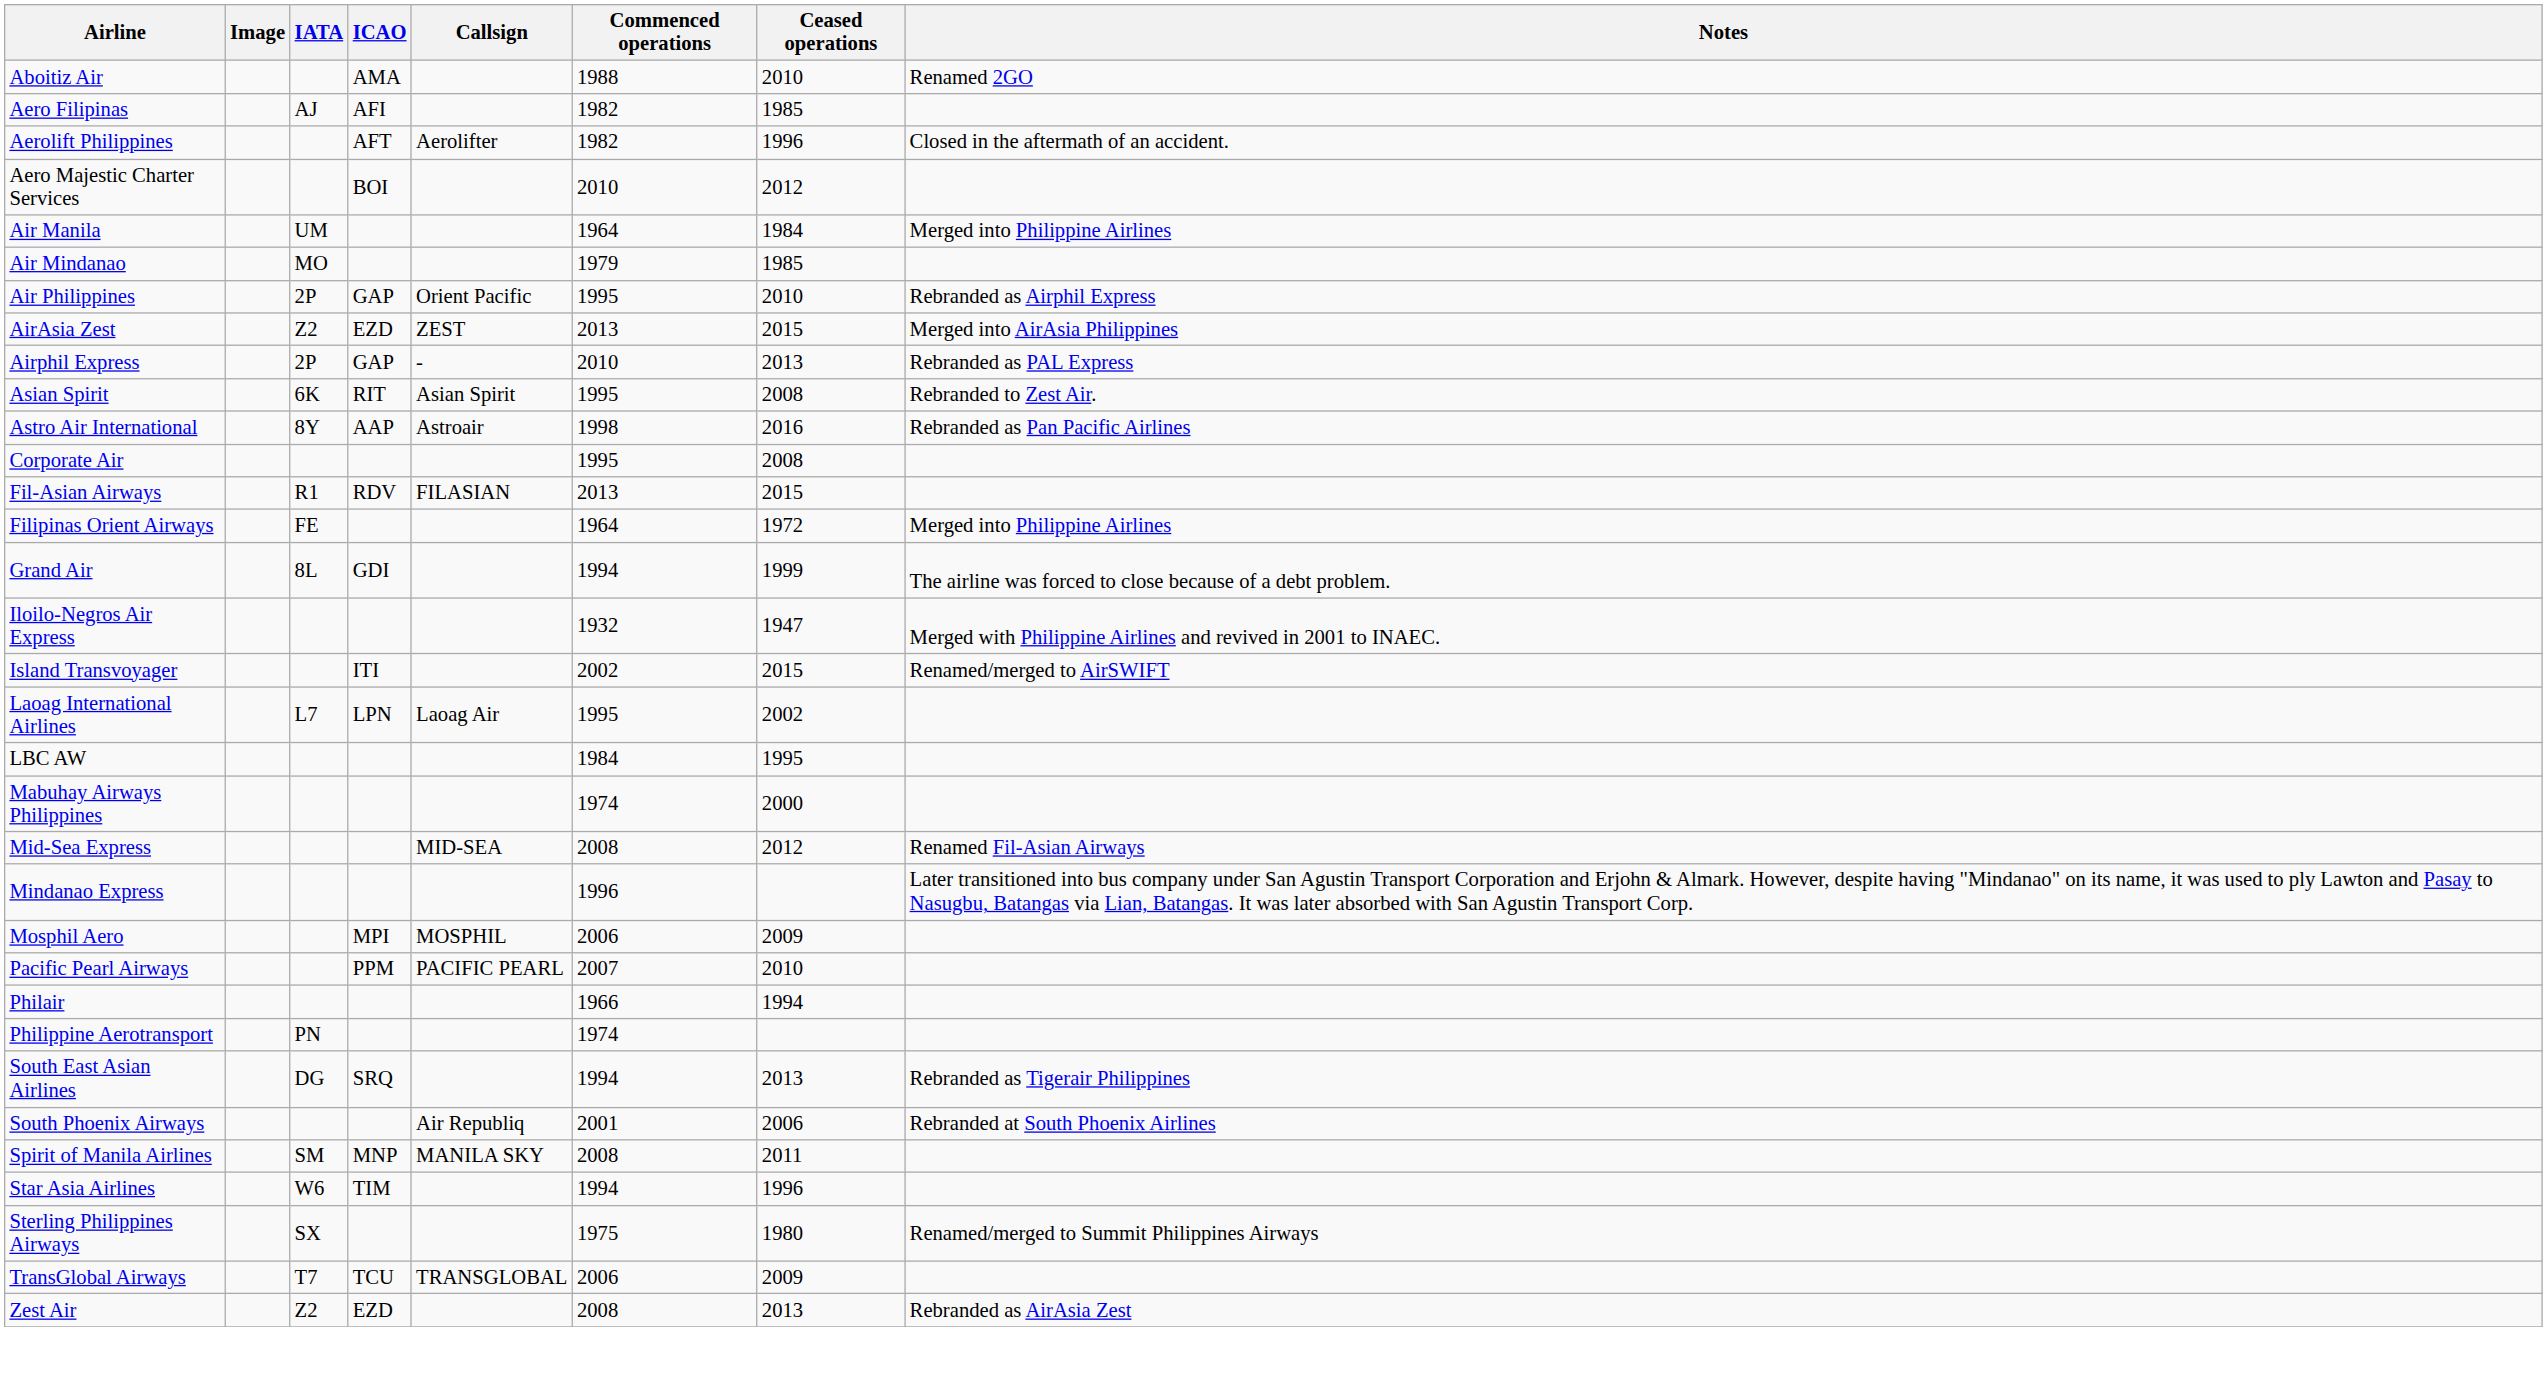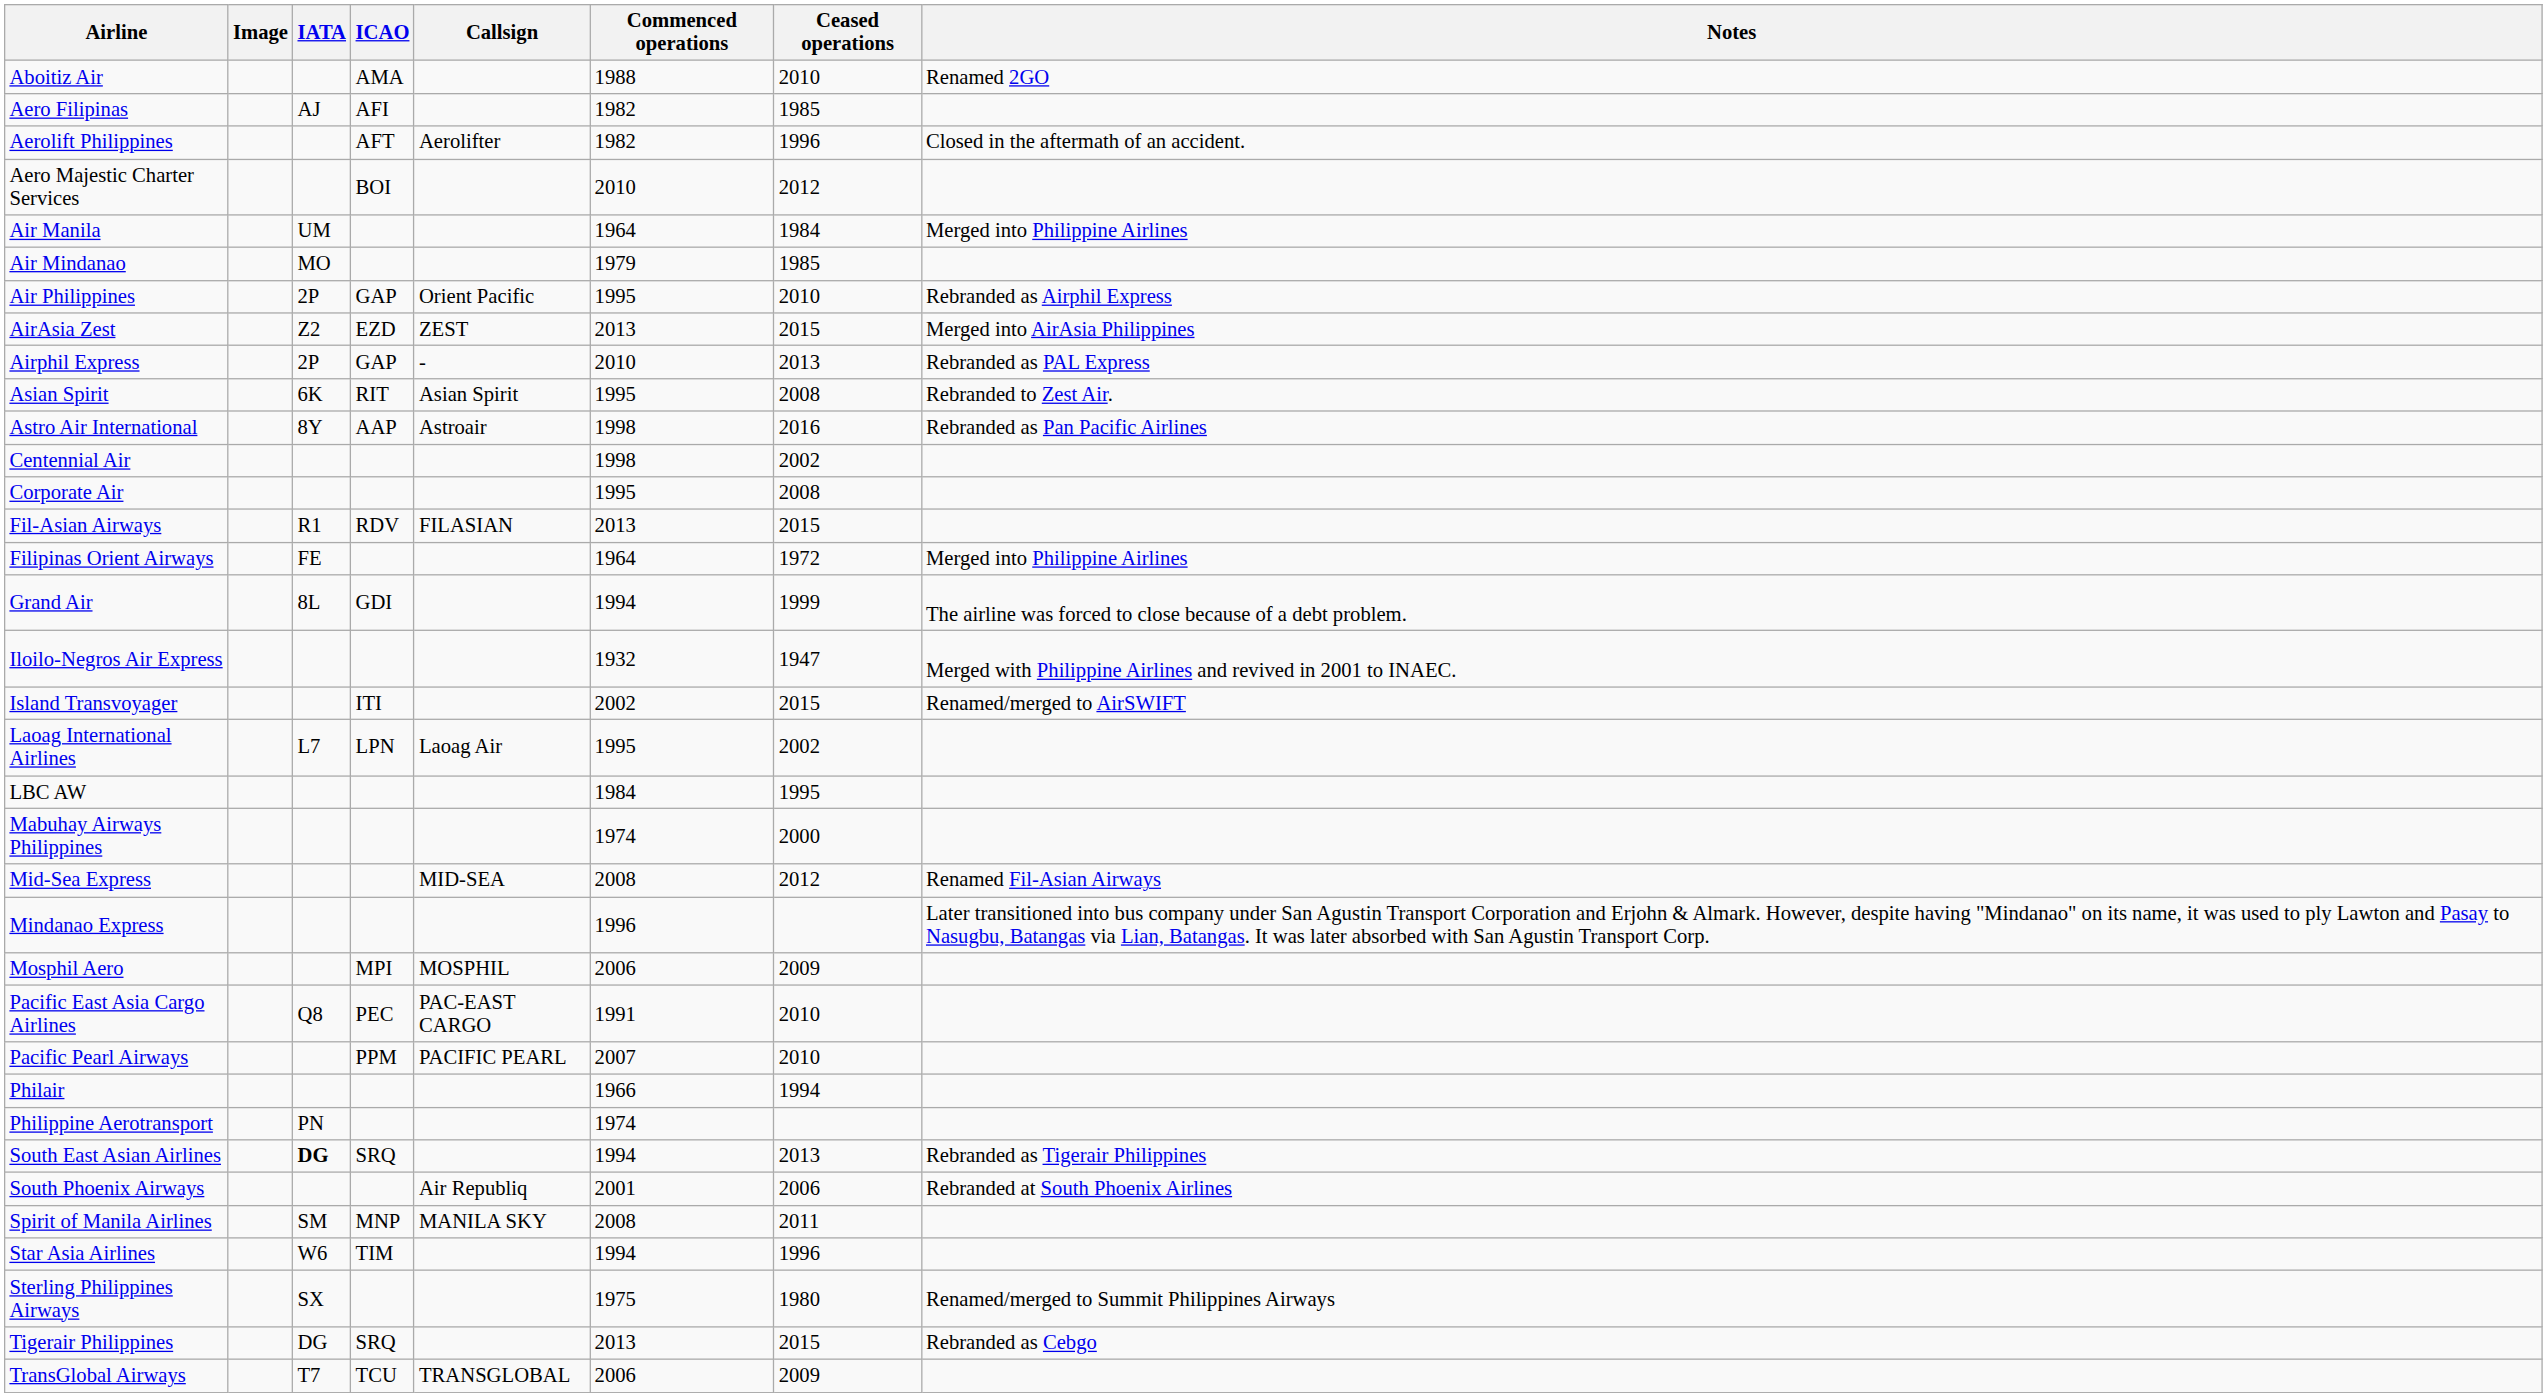+ row: (70, 460)
+ row: (107, 1013)
(310, 1078) normal -> (313, 1155) bold
+ row: (91, 1342)
- row: (43, 1310)
